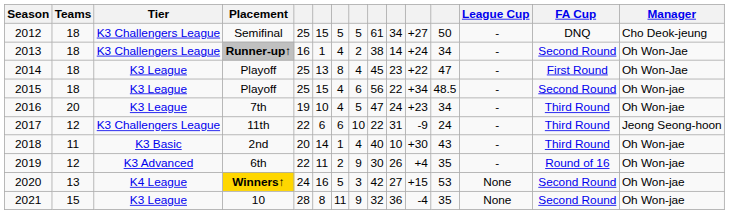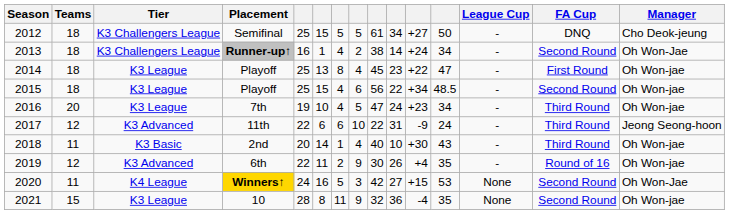(655, 70) Oh Won-Jae -> (653, 70) Oh Won-jae
(158, 126) K3 Challengers League -> (158, 126) K3 Advanced
(73, 182) 13 -> (73, 182) 11
(653, 182) Oh Won-jae -> (655, 182) Oh Won-Jae
